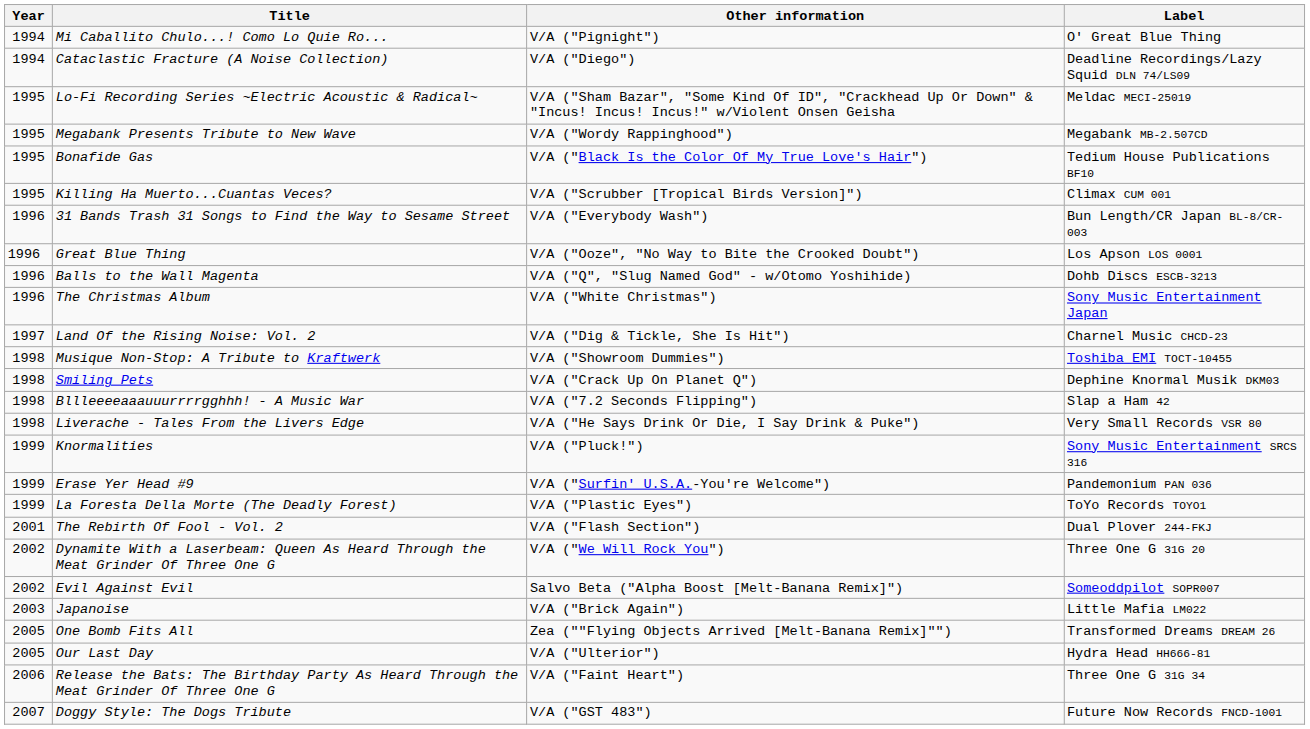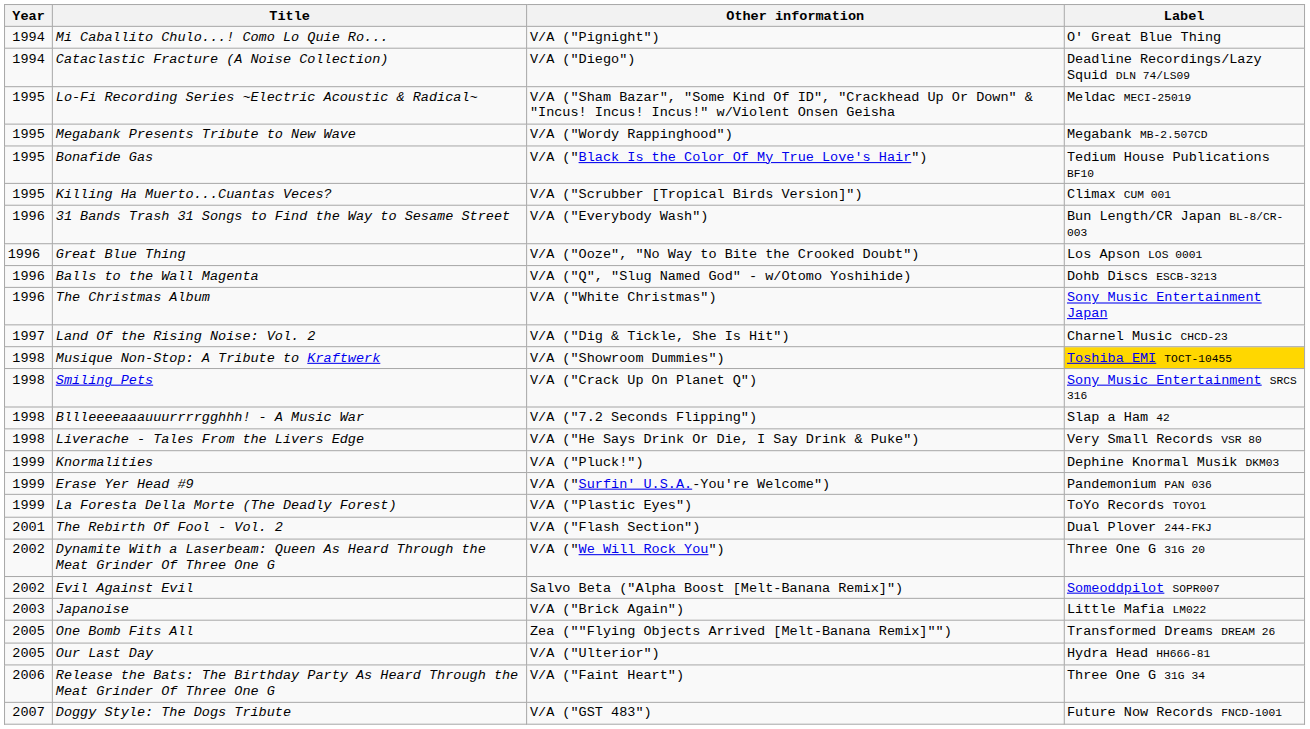(1149, 358) no background -> (1149, 358) gold background
(1173, 380) Dephine Knormal Musik DKM03 -> (1182, 387) Sony Music Entertainment SRCS 316
(1182, 453) Sony Music Entertainment SRCS 316 -> (1173, 462) Dephine Knormal Musik DKM03
